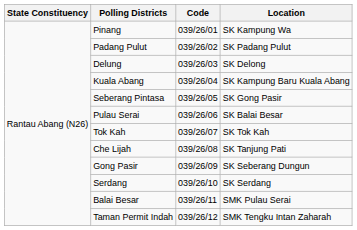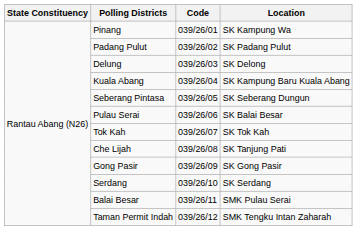(252, 98) SK Gong Pasir -> (266, 98) SK Seberang Dungun
(266, 166) SK Seberang Dungun -> (252, 166) SK Gong Pasir
